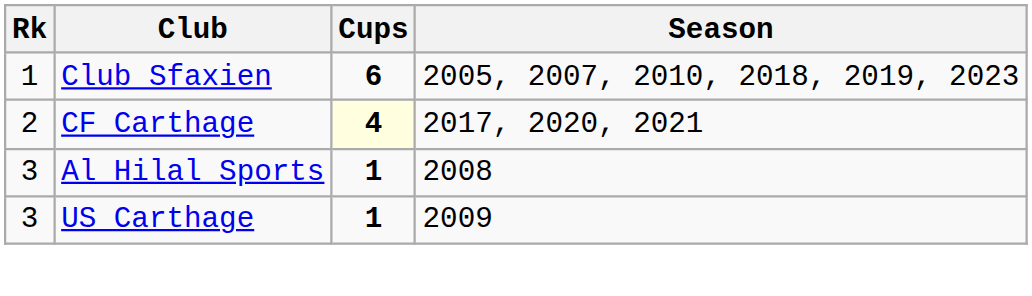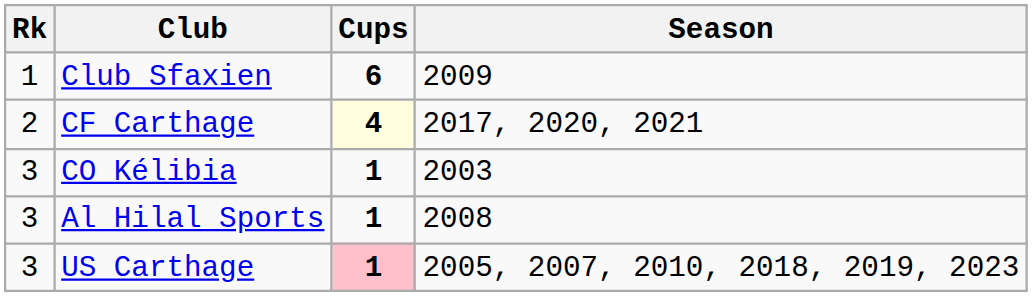(721, 77) 2005, 2007, 2010, 2018, 2019, 2023 -> (458, 77) 2009
+ row: (149, 172)
(373, 220) no background -> (373, 267) pink background
(458, 220) 2009 -> (721, 267) 2005, 2007, 2010, 2018, 2019, 2023
